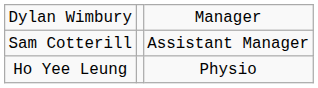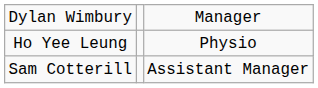rows swapped: (70, 43) <-> (70, 69)
